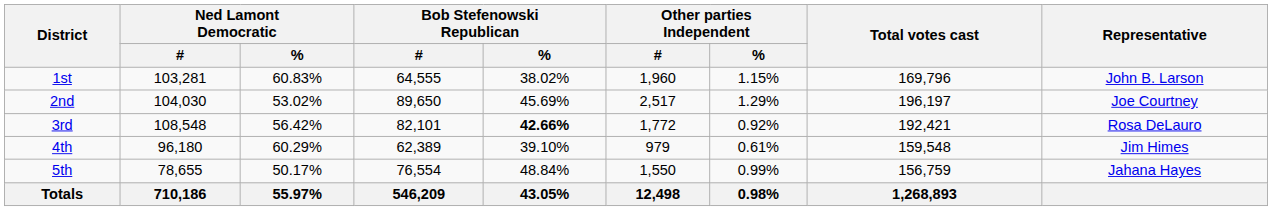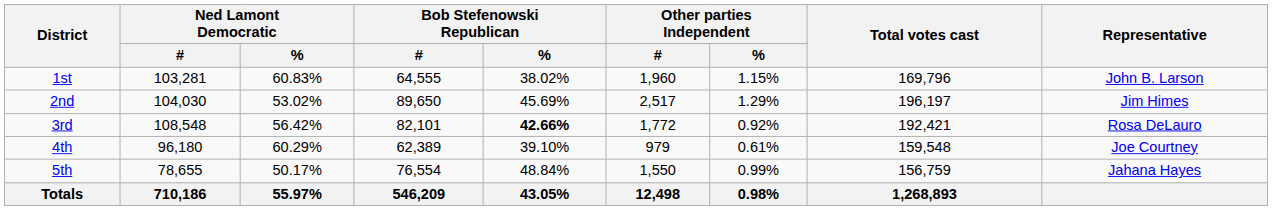(1155, 101) Joe Courtney -> (1155, 101) Jim Himes
(1155, 147) Jim Himes -> (1155, 147) Joe Courtney
